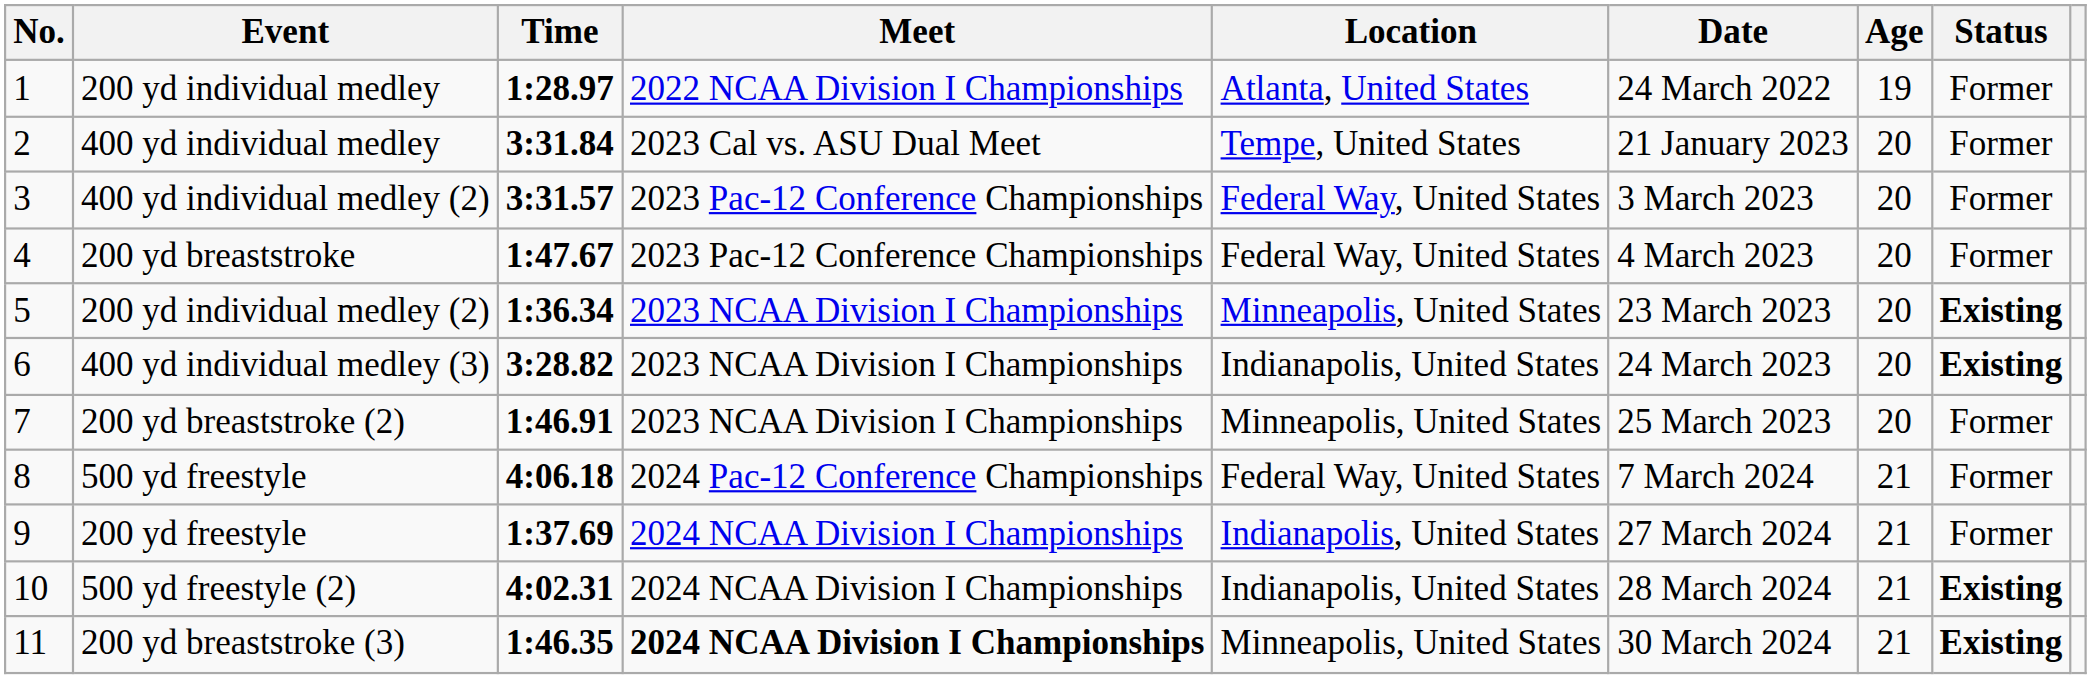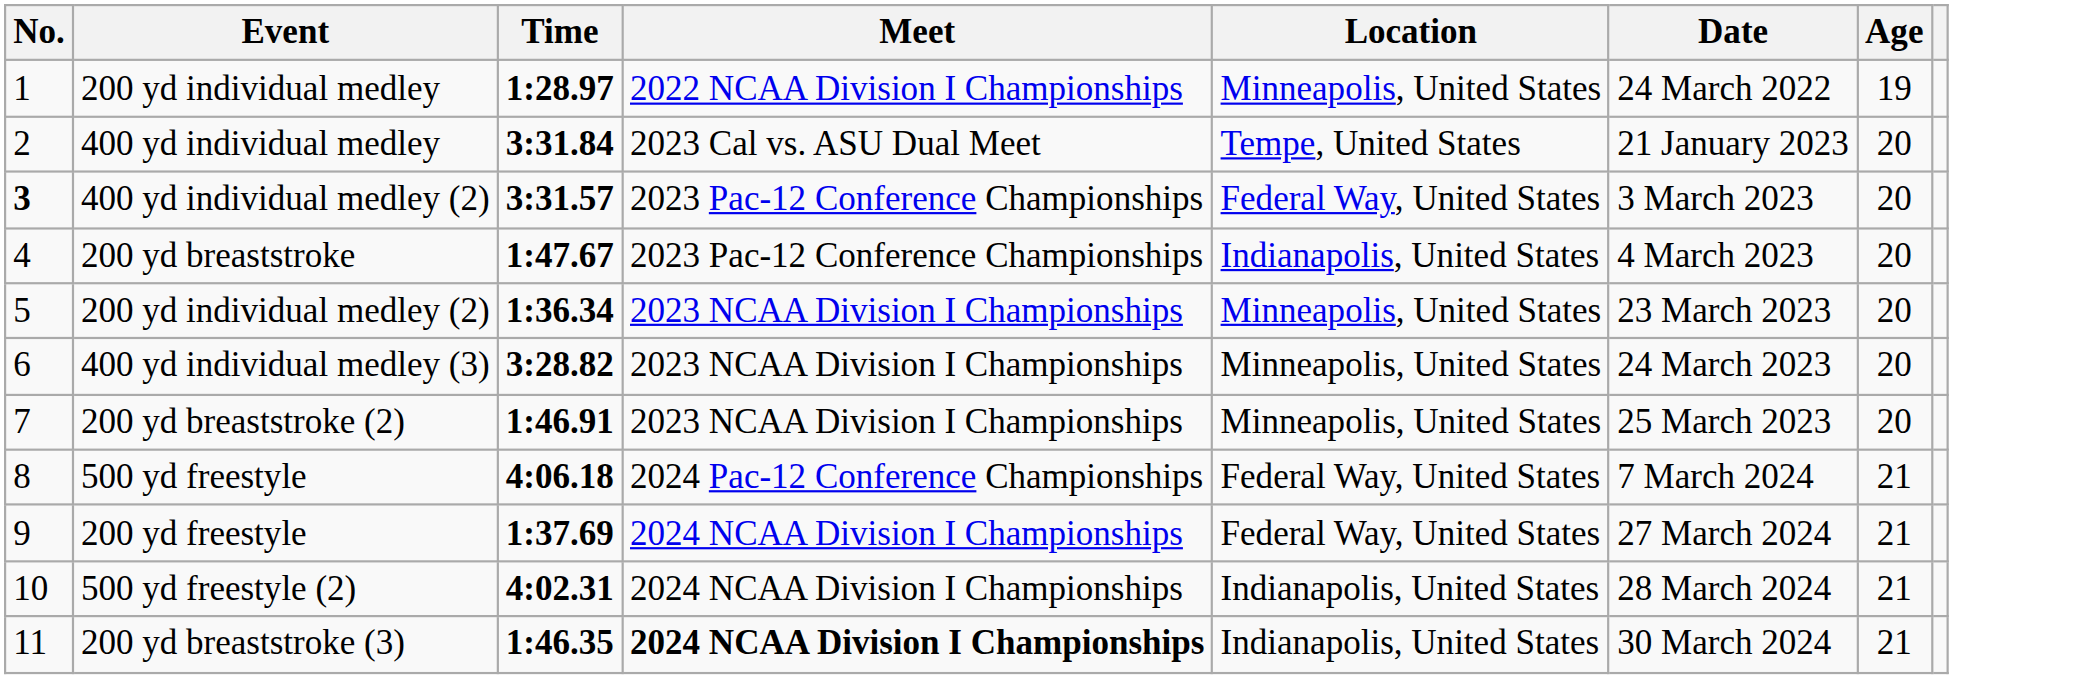- column: (2001, 32)
(1375, 87) Atlanta, United States -> (1411, 87) Minneapolis, United States
(22, 198) normal -> (22, 198) bold
(1410, 254) Federal Way, United States -> (1410, 254) Indianapolis, United States
(1410, 365) Indianapolis, United States -> (1411, 365) Minneapolis, United States
(1410, 532) Indianapolis, United States -> (1410, 532) Federal Way, United States
(1411, 643) Minneapolis, United States -> (1410, 643) Indianapolis, United States
